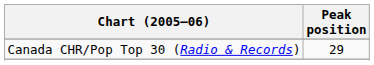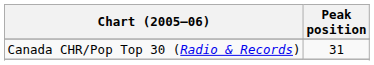(336, 49) 29 -> (336, 49) 31
